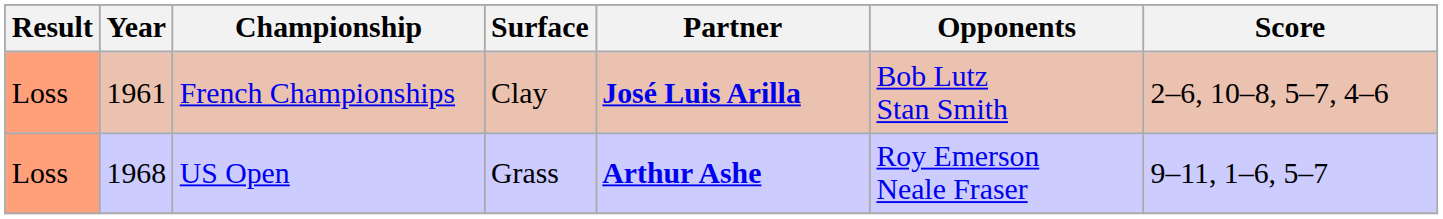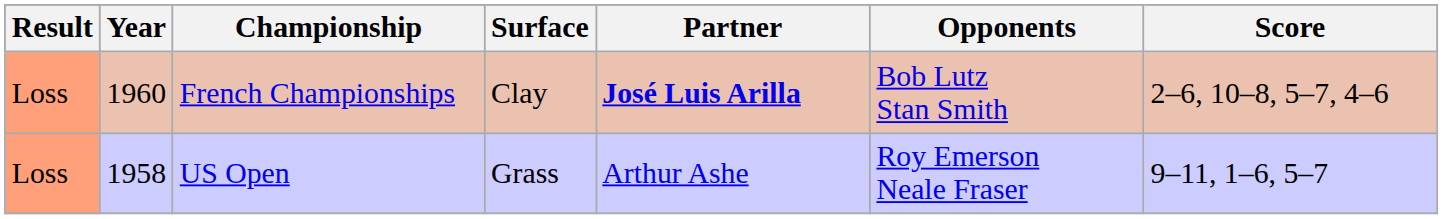(136, 92) 1961 -> (136, 92) 1960
(136, 172) 1968 -> (136, 172) 1958
(682, 172) bold -> (675, 172) normal
